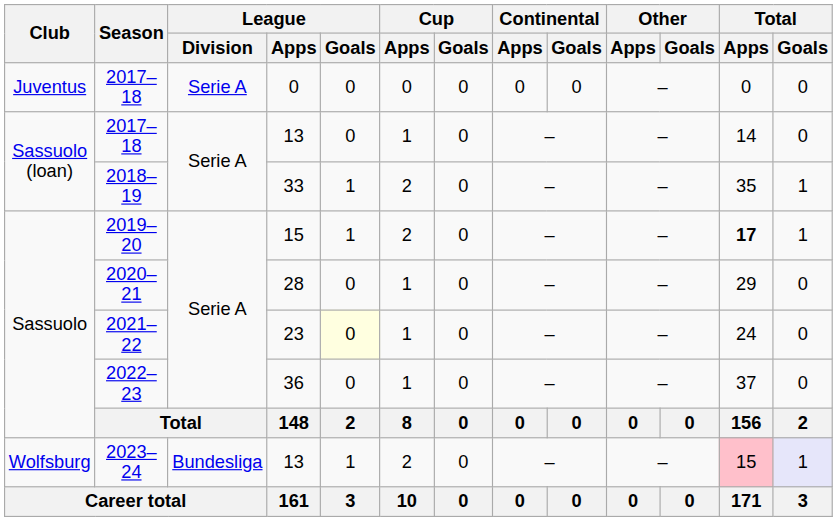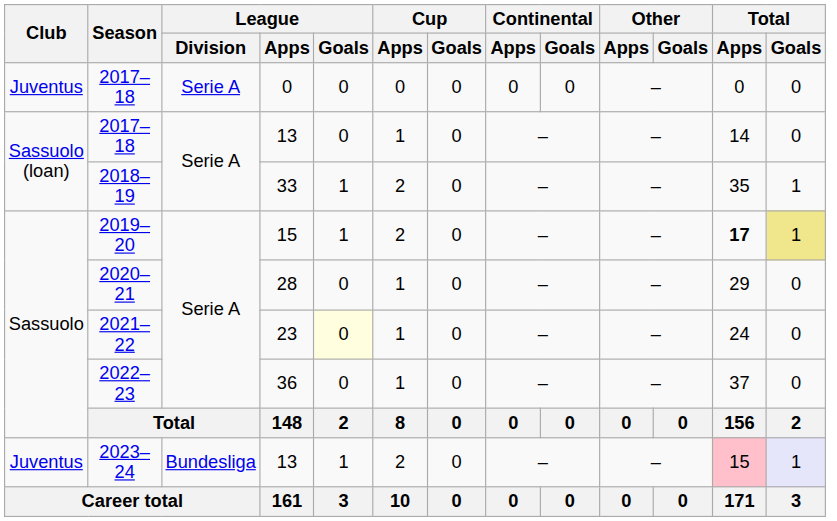(803, 235) no background -> (796, 235) khaki background
(50, 462) Wolfsburg -> (46, 462) Juventus
